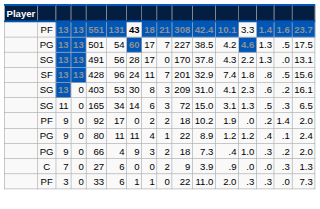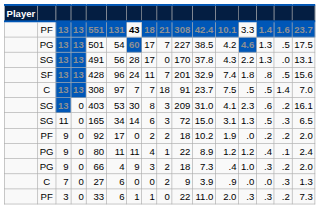+ row: (47, 90)
(283, 121) 1.4 -> (286, 136) .2
(286, 181) .0 -> (286, 197) .2
